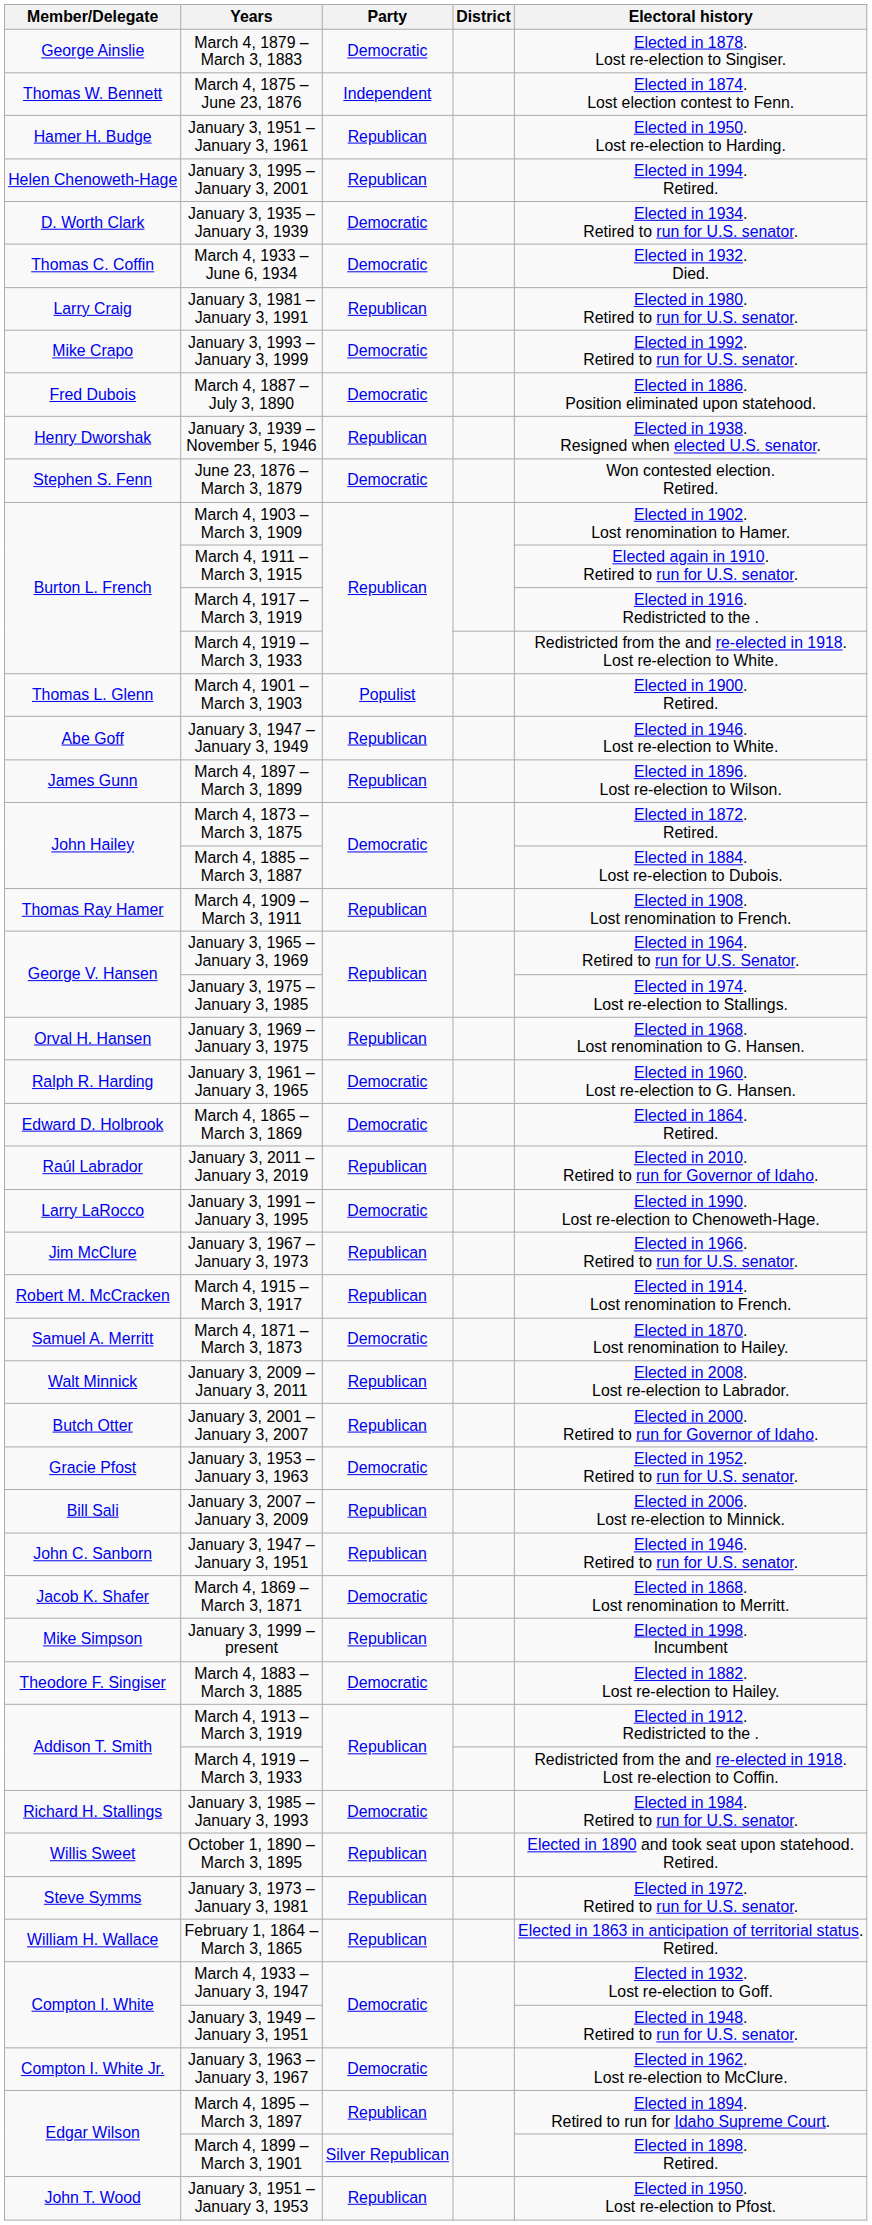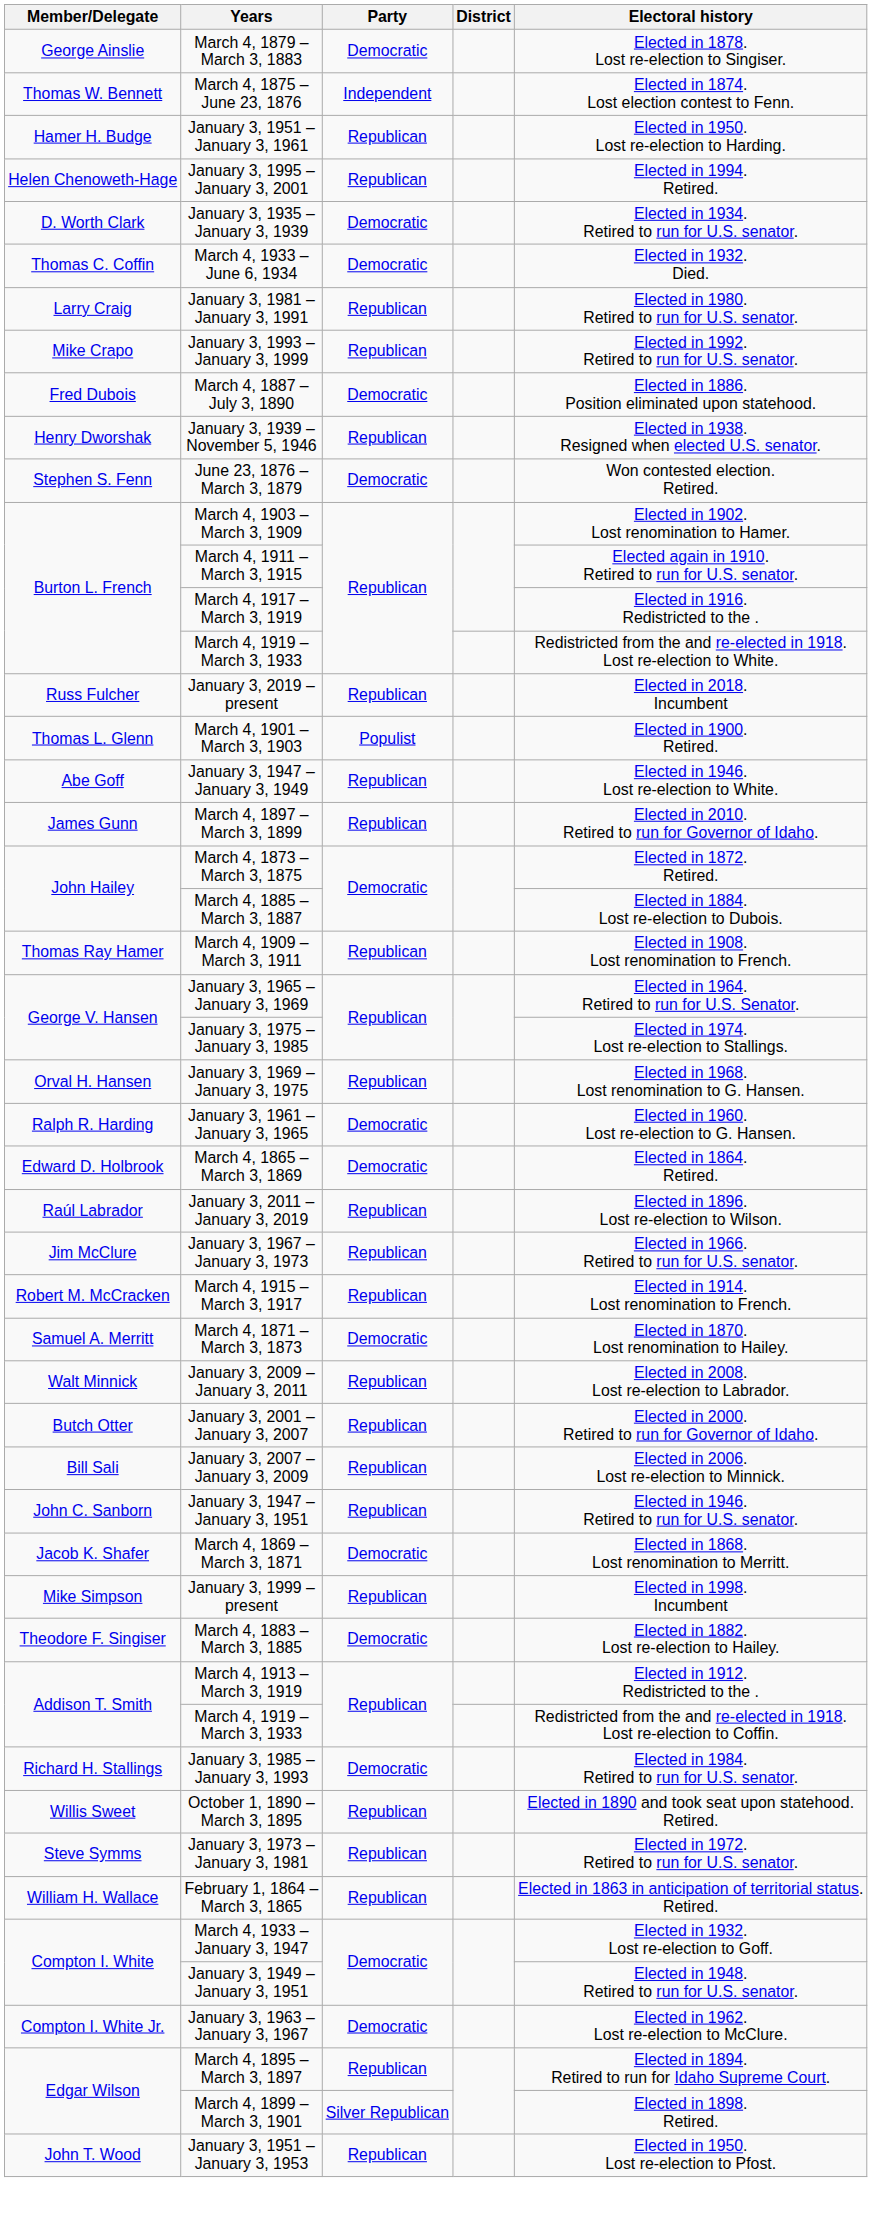(387, 351) Democratic -> (387, 351) Republican
+ row: (93, 695)
(691, 781) Elected in 1896. Lost re-election to Wilson. -> (691, 824) Elected in 2010. Retired to run for Governor of Idaho.
(691, 1167) Elected in 2010. Retired to run for Governor of Idaho. -> (691, 1210) Elected in 1896. Lost re-election to Wilson.
- row: (93, 1210)
- row: (93, 1468)
